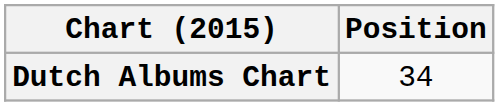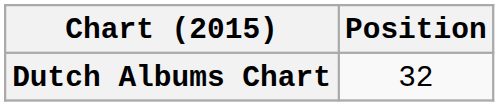(416, 77) 34 -> (416, 77) 32
